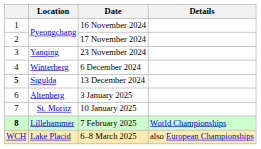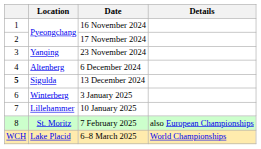(49, 67) Winterberg -> (47, 67) Altenberg
(47, 94) Altenberg -> (49, 94) Winterberg
(51, 108) St. Moritz -> (52, 108) Lillehammer
(16, 122) bold -> (16, 122) normal
(52, 122) Lillehammer -> (51, 122) St. Moritz
(188, 122) World Championships -> (202, 122) also European Championships
(202, 136) also European Championships -> (188, 136) World Championships
